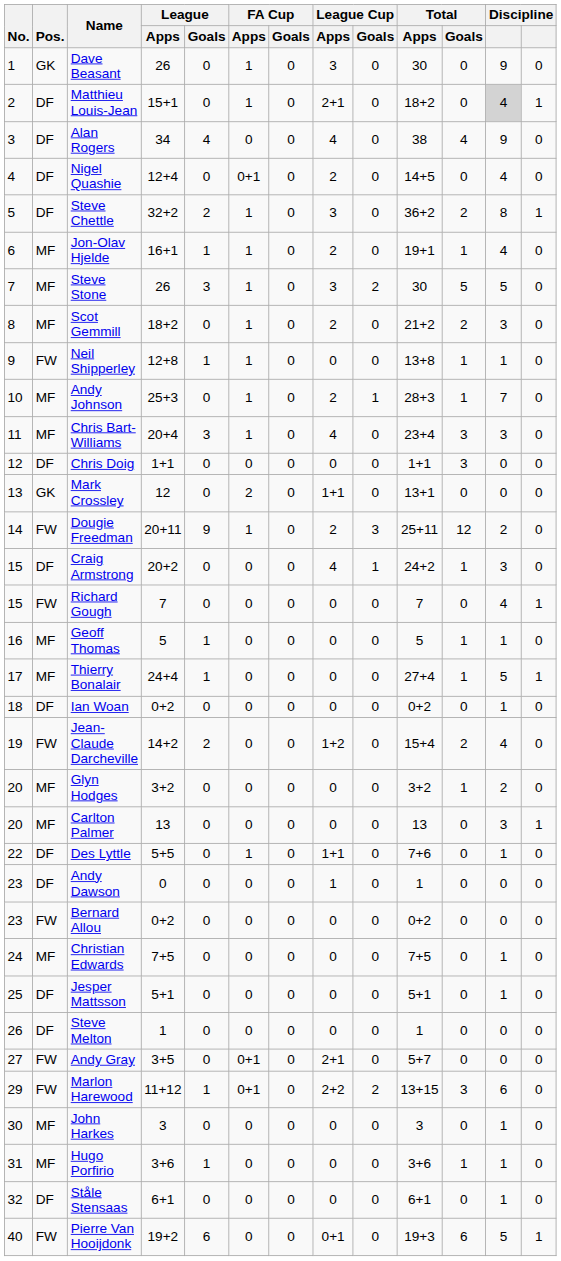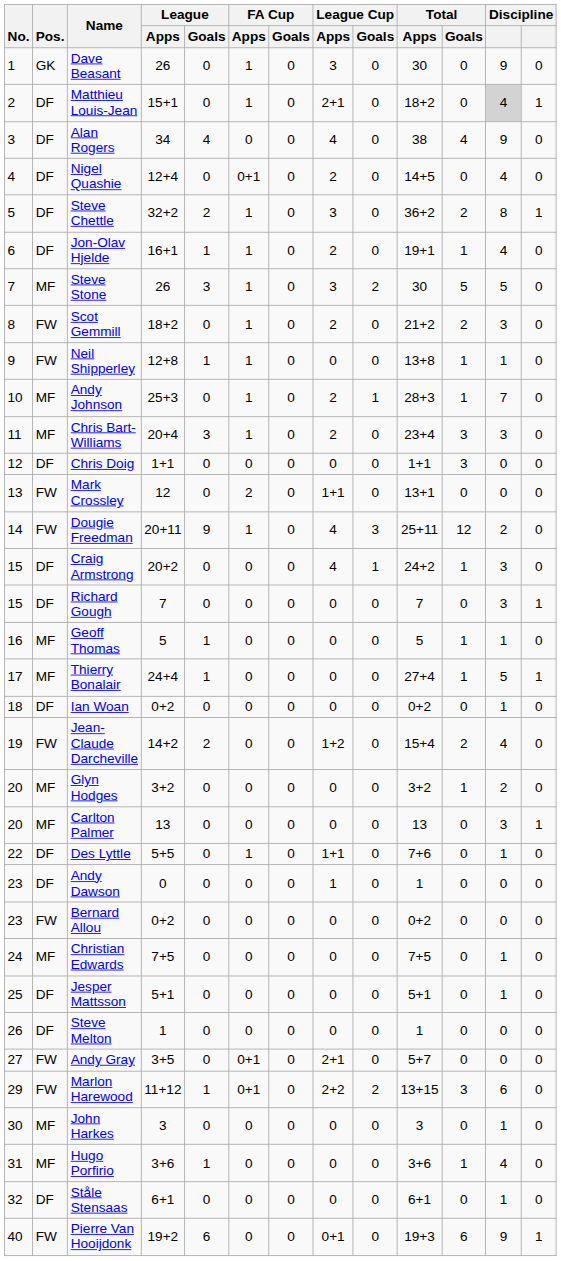(46, 250) MF -> (45, 250) DF
(46, 324) MF -> (46, 324) FW
(333, 434) 4 -> (333, 434) 2
(46, 493) GK -> (46, 493) FW
(333, 530) 2 -> (333, 530) 4
(46, 603) FW -> (45, 603) DF
(503, 603) 4 -> (503, 603) 3
(503, 1163) 1 -> (503, 1163) 4
(503, 1236) 5 -> (503, 1236) 9
